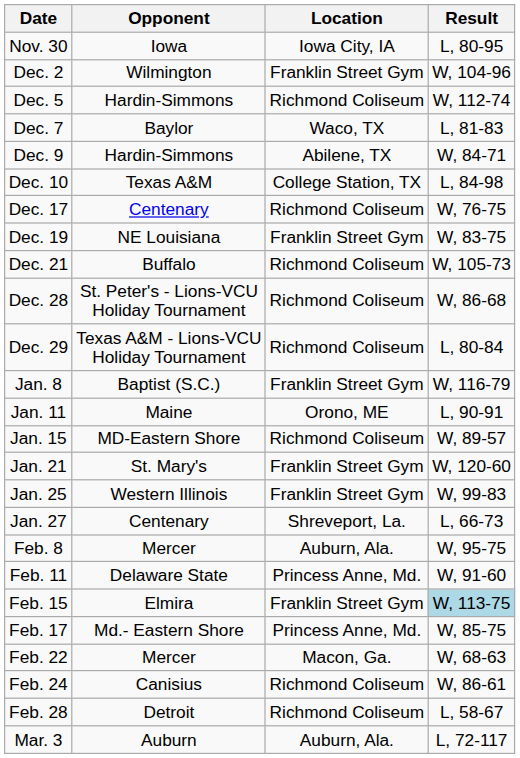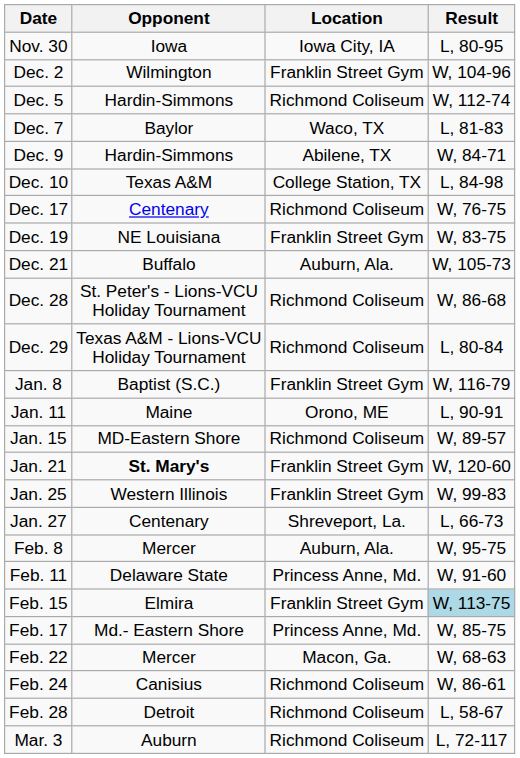(347, 264) Richmond Coliseum -> (347, 264) Auburn, Ala.
(169, 467) normal -> (169, 467) bold
(347, 740) Auburn, Ala. -> (347, 740) Richmond Coliseum
